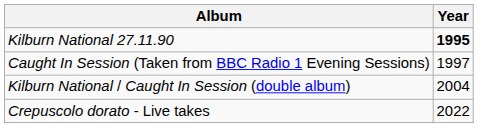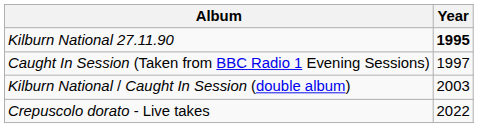(453, 87) 2004 -> (453, 87) 2003
